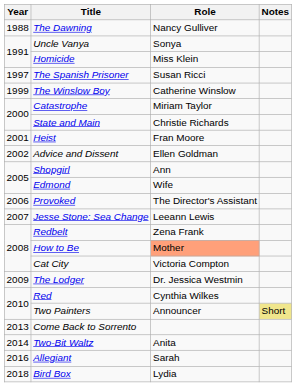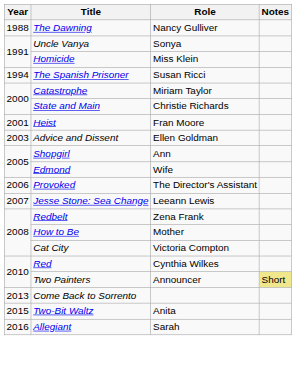(18, 75) 1997 -> (18, 75) 1994
- row: (72, 91)
(18, 153) 2002 -> (18, 138) 2003
(169, 248) lightsalmon background -> (169, 232) no background
- row: (59, 279)
(18, 342) 2014 -> (18, 311) 2015
- row: (52, 374)
